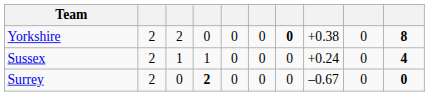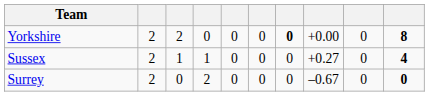(323, 36) +0.38 -> (323, 36) +0.00
(323, 58) +0.24 -> (323, 58) +0.27
(207, 79) bold -> (207, 79) normal
